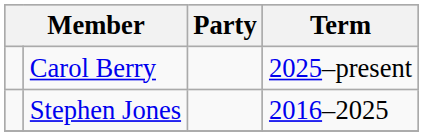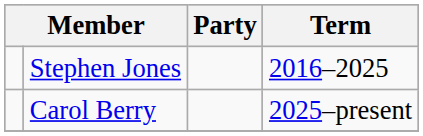rows swapped: (105, 109) <-> (93, 67)
